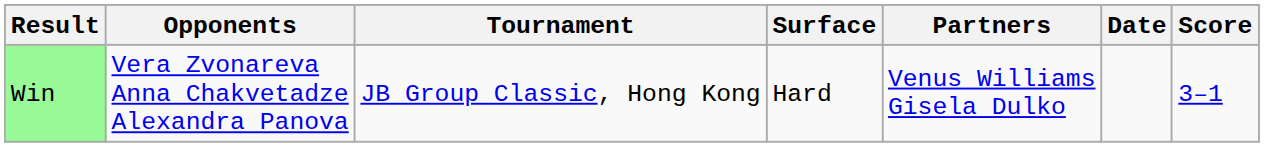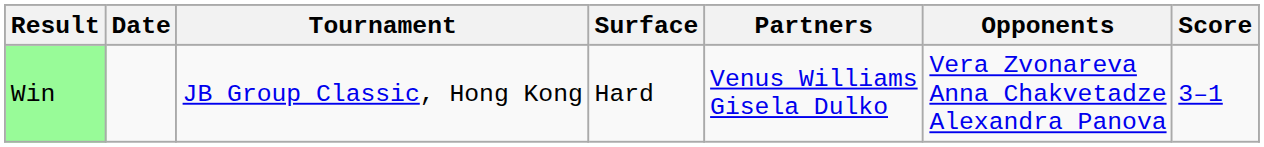columns swapped: (1137, 25) <-> (230, 25)
